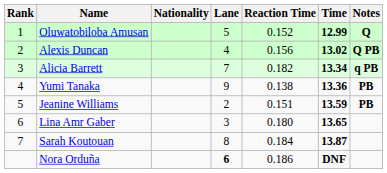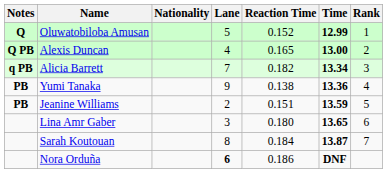columns swapped: (20, 13) <-> (366, 13)
(280, 50) 0.156 -> (281, 50) 0.165
(334, 50) 13.02 -> (335, 50) 13.00
